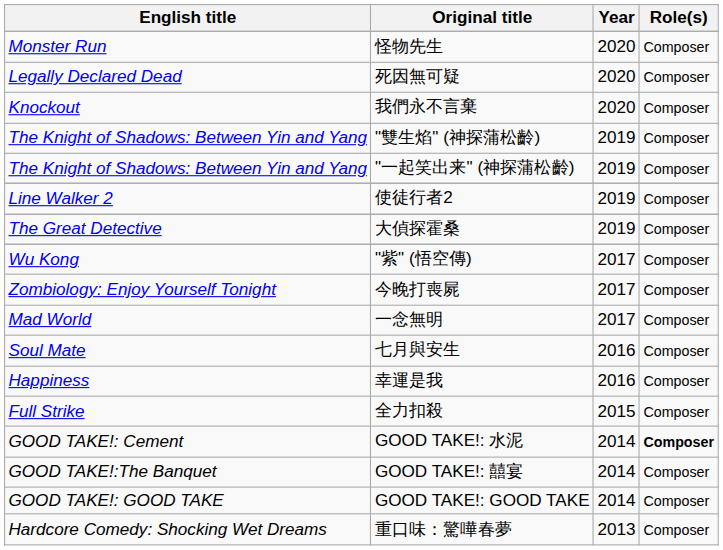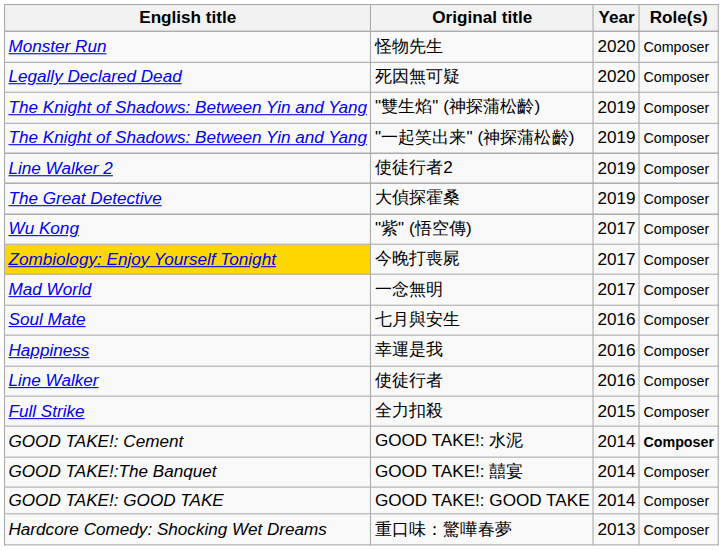- row: (426, 107)
(142, 289) no background -> (142, 259) gold background
+ row: (409, 380)
